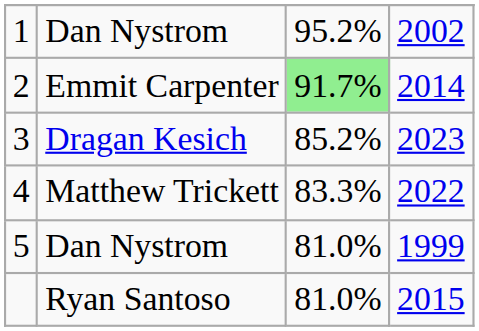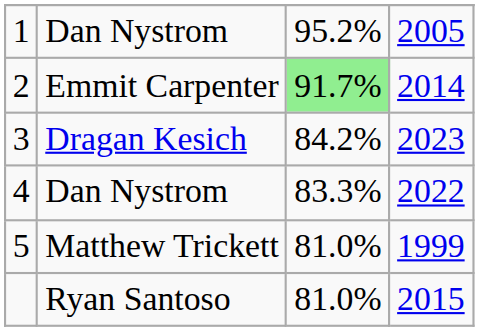(431, 31) 2002 -> (431, 31) 2005
(338, 138) 85.2% -> (338, 138) 84.2%
(162, 191) Matthew Trickett -> (137, 191) Dan Nystrom
(137, 245) Dan Nystrom -> (162, 245) Matthew Trickett
